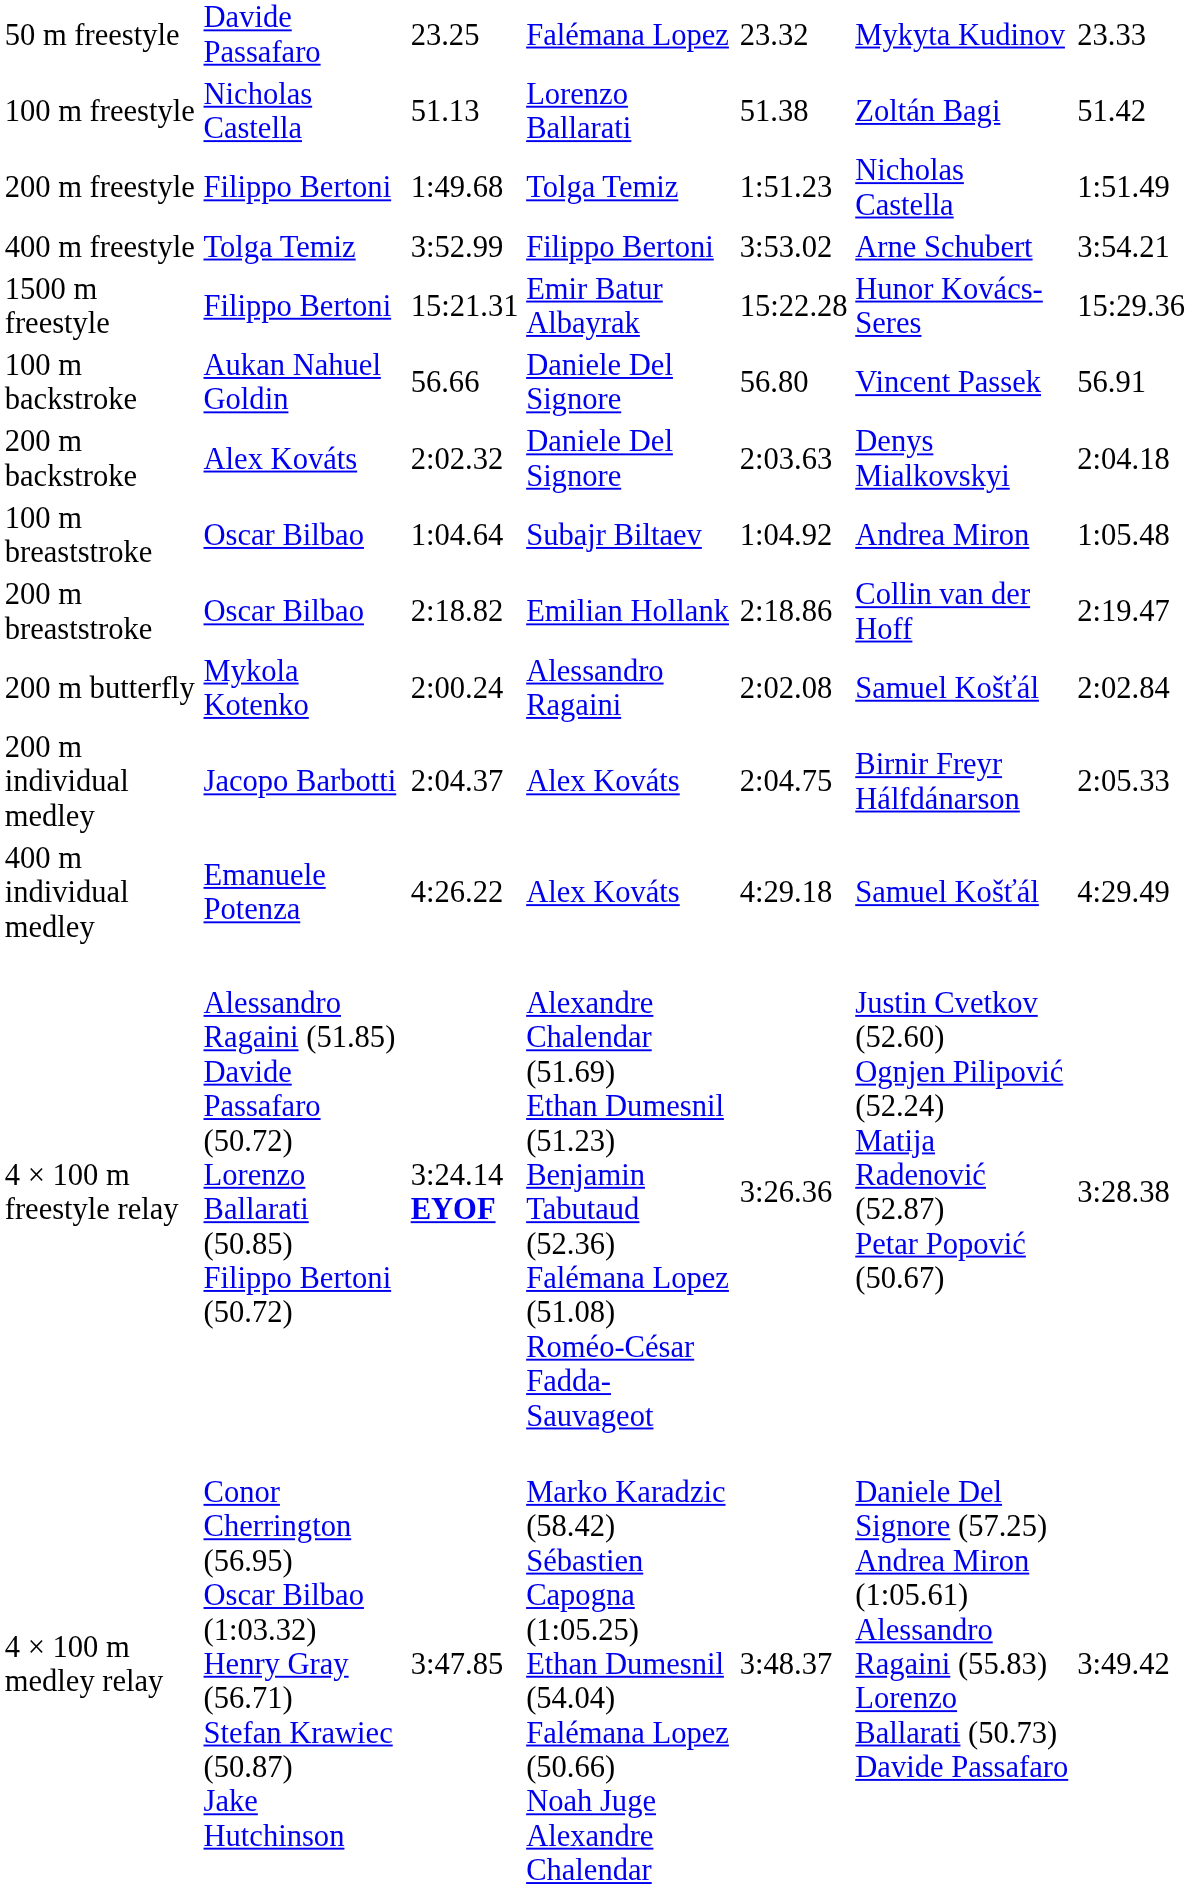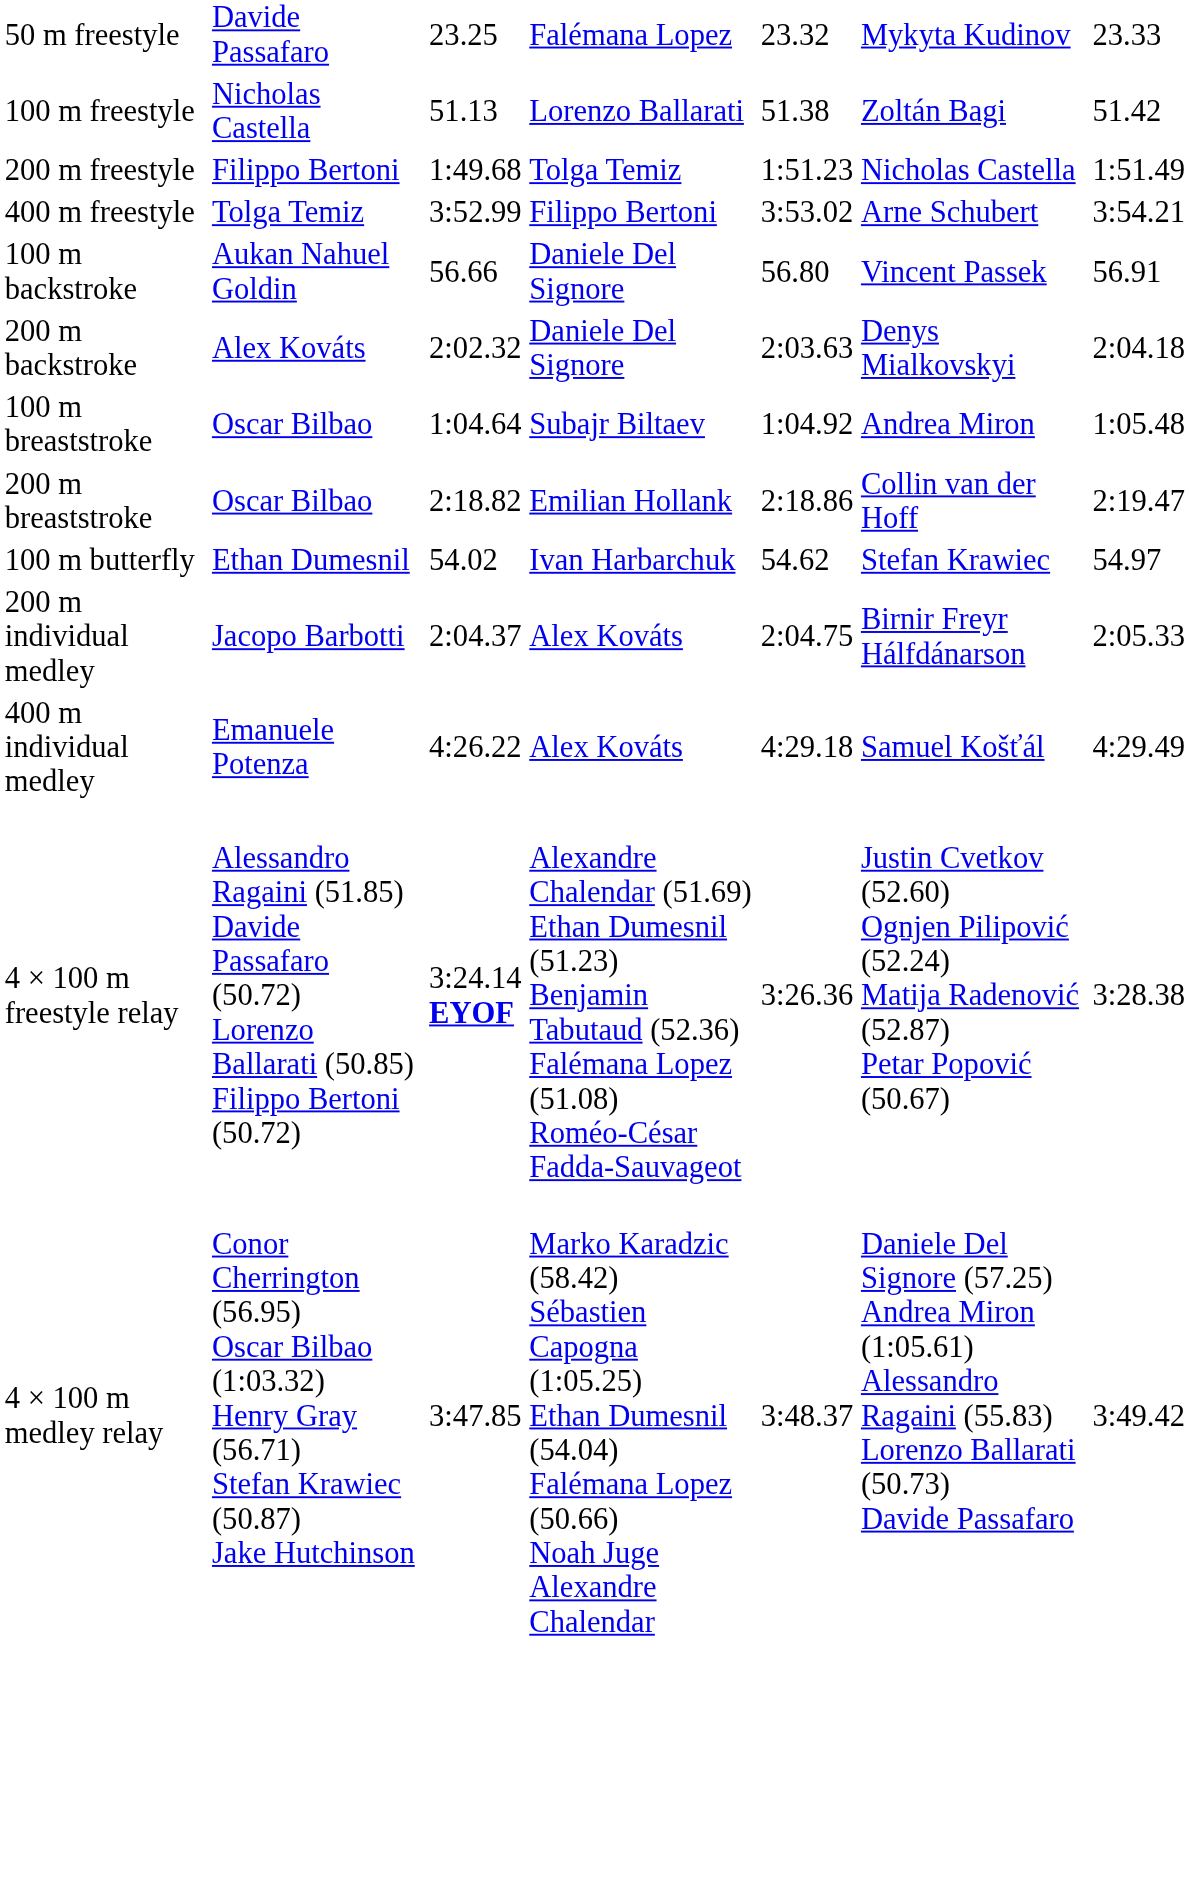- row: (57, 305)
+ row: (100, 559)
- row: (100, 687)
